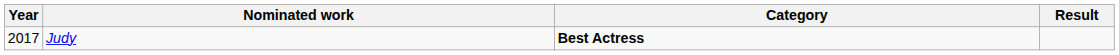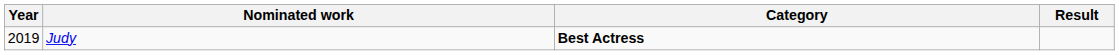(24, 38) 2017 -> (24, 38) 2019
